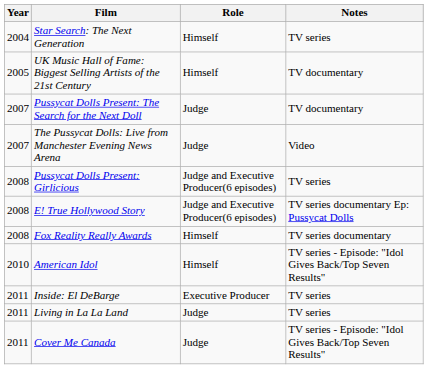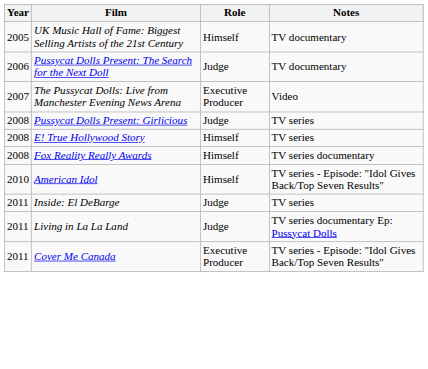- row: (83, 36)
(18, 109) 2007 -> (18, 66) 2006
(196, 145) Judge -> (225, 96) Executive Producer
(229, 181) Judge and Executive Producer(6 episodes) -> (216, 120) Judge
(229, 211) Judge and Executive Producer(6 episodes) -> (221, 138) Himself
(349, 211) TV series documentary Ep: Pussycat Dolls -> (293, 138) TV series
(226, 295) Executive Producer -> (216, 203) Judge
(309, 312) TV series -> (332, 226) TV series documentary Ep: Pussycat Dolls
(196, 342) Judge -> (225, 256) Executive Producer
